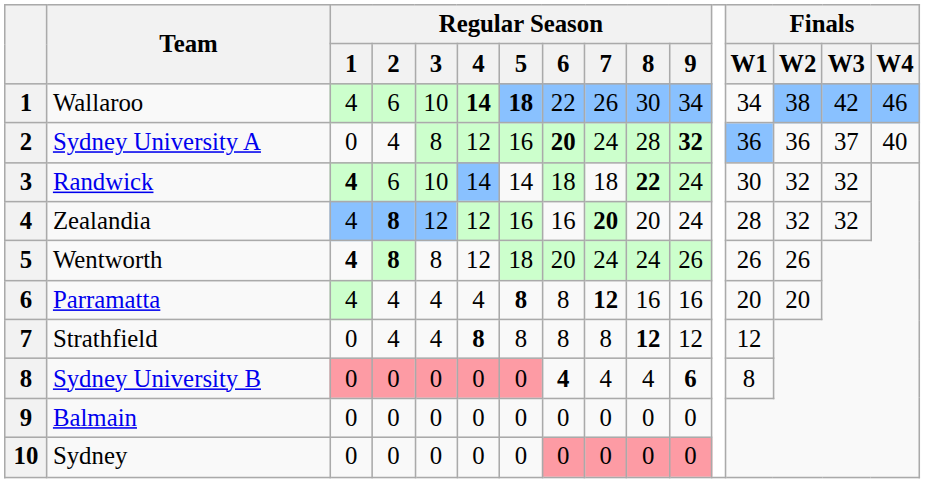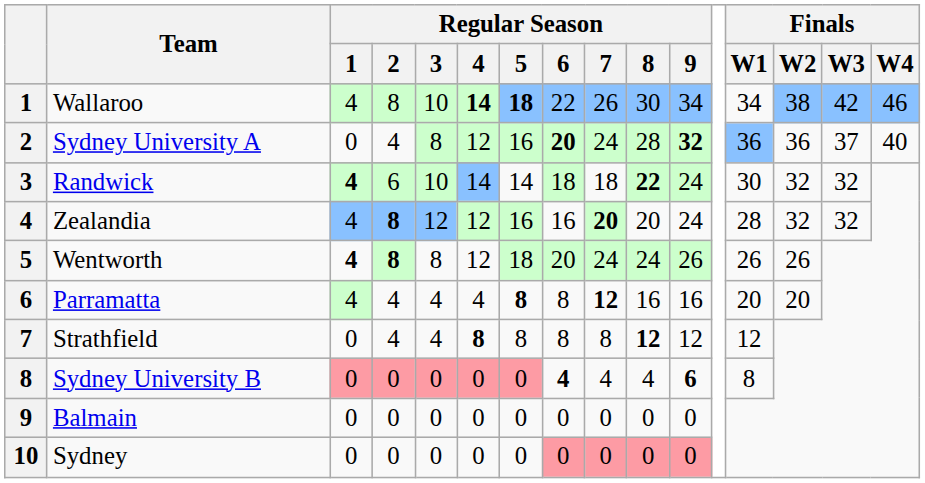(394, 102) 6 -> (394, 102) 8
